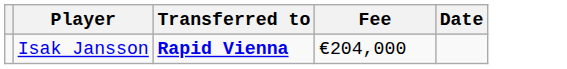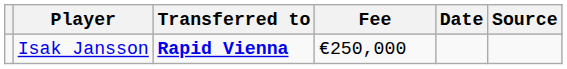+ column: (525, 20)
(363, 49) €204,000 -> (363, 49) €250,000
